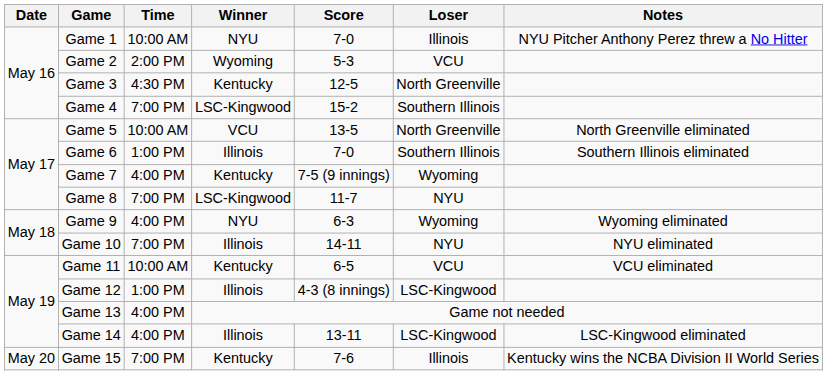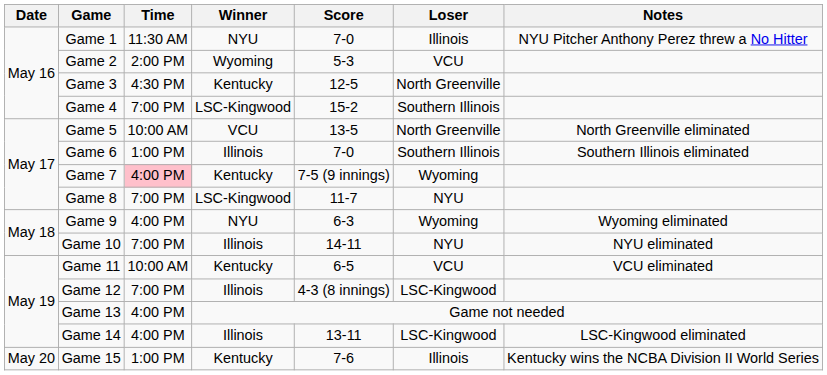(158, 38) 10:00 AM -> (158, 38) 11:30 AM
(158, 175) no background -> (158, 175) pink background
(158, 289) 1:00 PM -> (158, 289) 7:00 PM
(158, 358) 7:00 PM -> (158, 358) 1:00 PM
